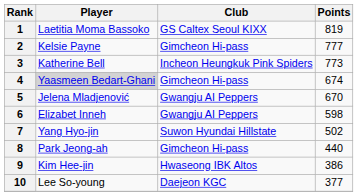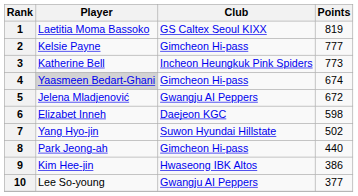(334, 98) 670 -> (334, 98) 672
(209, 115) Gwangju AI Peppers -> (193, 115) Daejeon KGC
(193, 183) Daejeon KGC -> (209, 183) Gwangju AI Peppers
